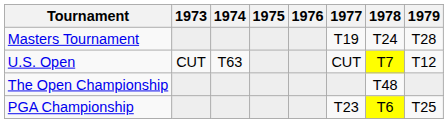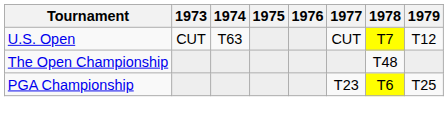- row: (73, 39)
